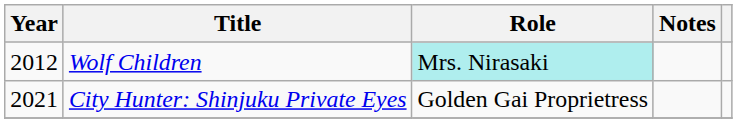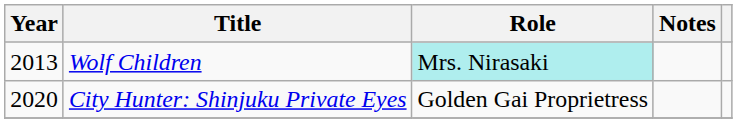(34, 61) 2012 -> (34, 61) 2013
(34, 99) 2021 -> (34, 99) 2020
